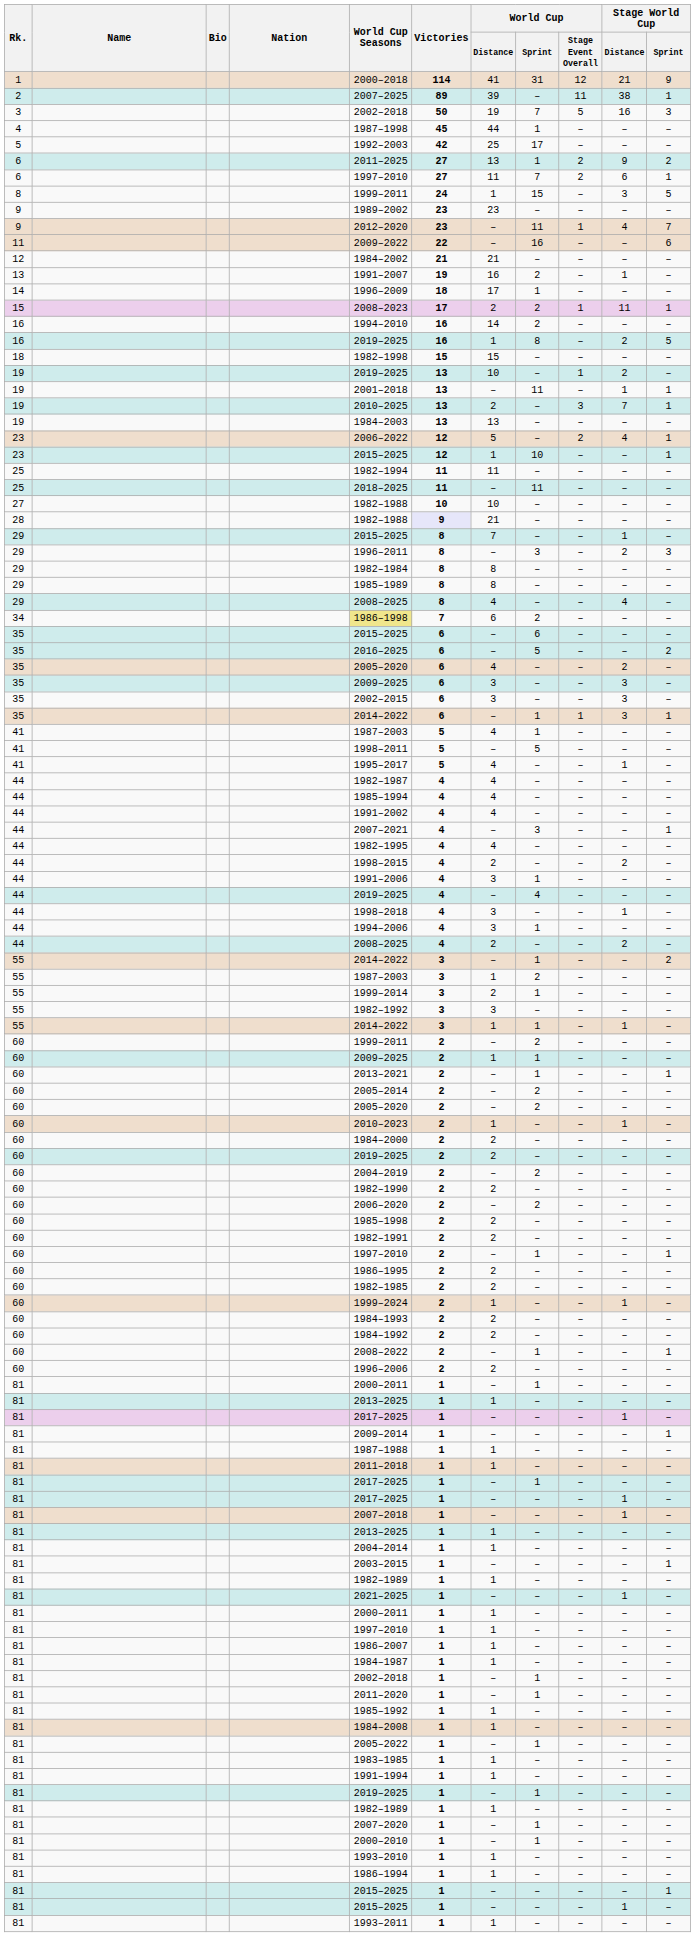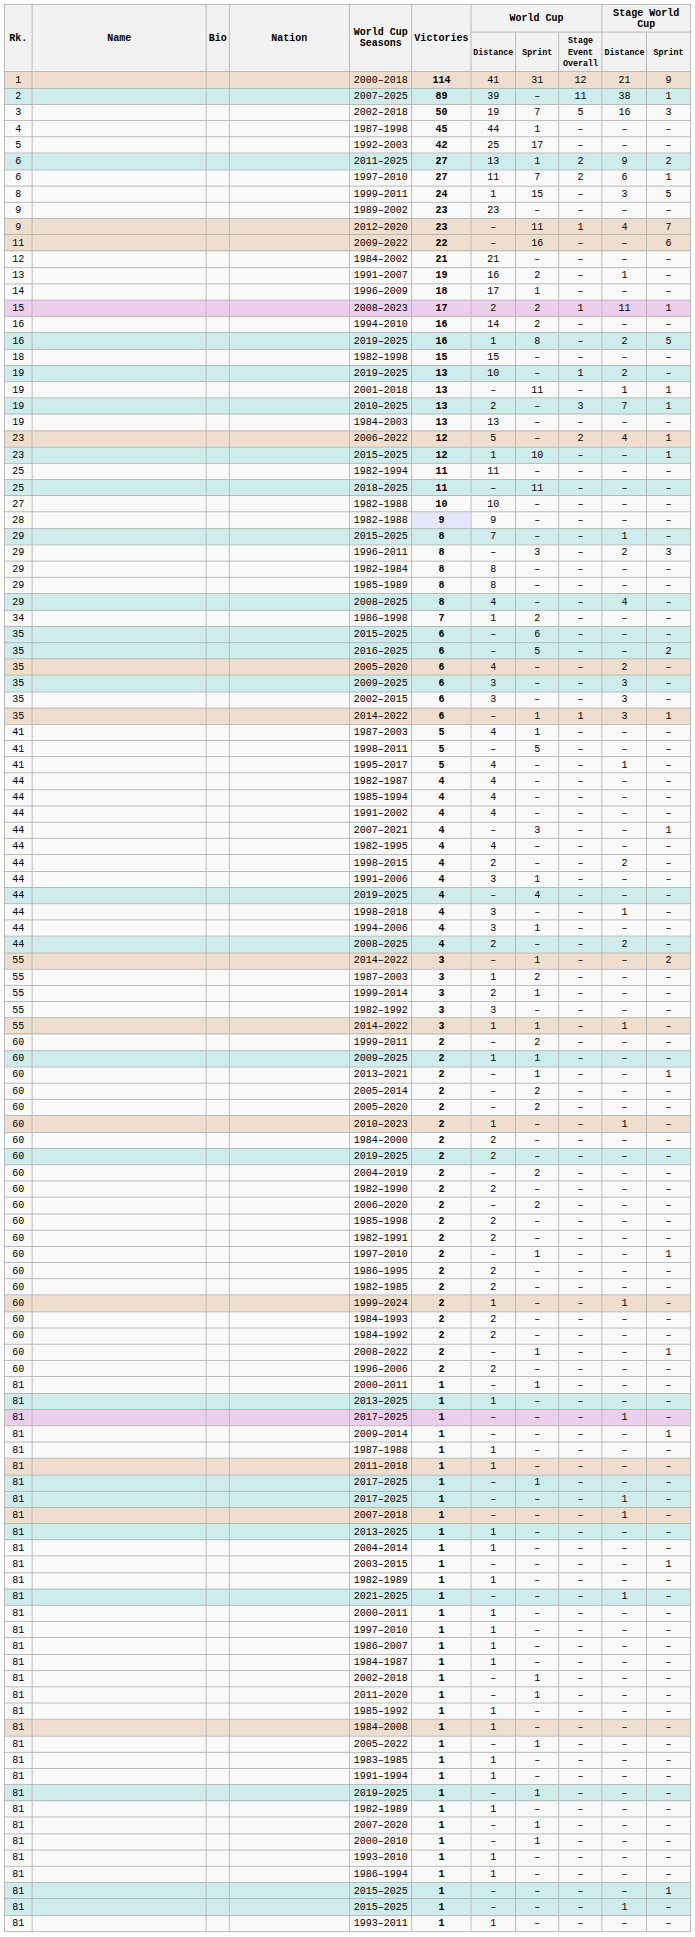(493, 520) 21 -> (493, 520) 9
(381, 618) khaki background -> (381, 618) no background
(493, 618) 6 -> (493, 618) 1
